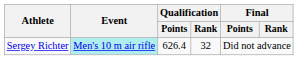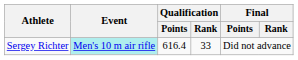(174, 46) 626.4 -> (174, 46) 616.4
(206, 46) 32 -> (206, 46) 33
